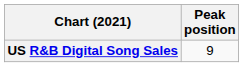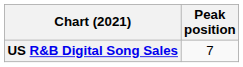(210, 51) 9 -> (210, 51) 7
